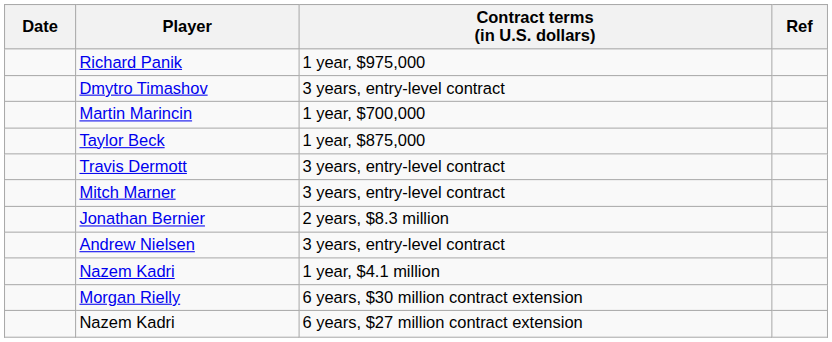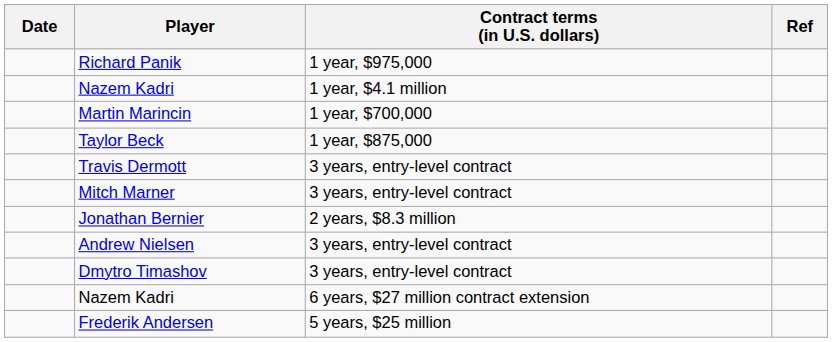rows swapped: (127, 271) <-> (144, 88)
- row: (130, 297)
+ row: (146, 323)
